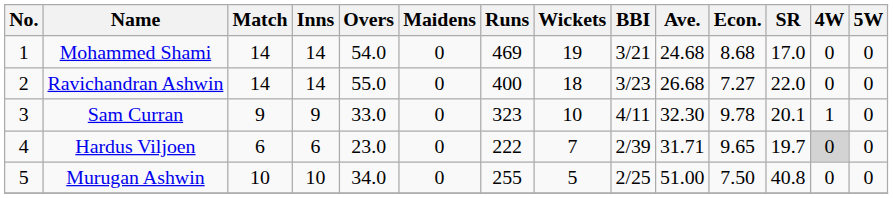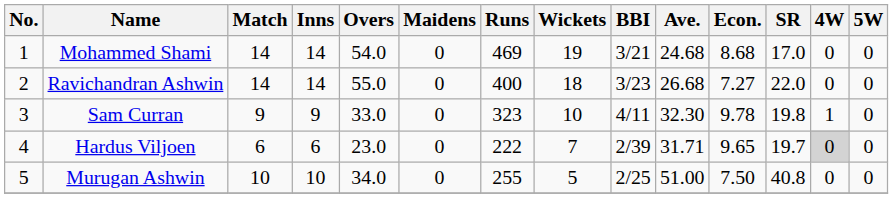(788, 114) 20.1 -> (788, 114) 19.8
